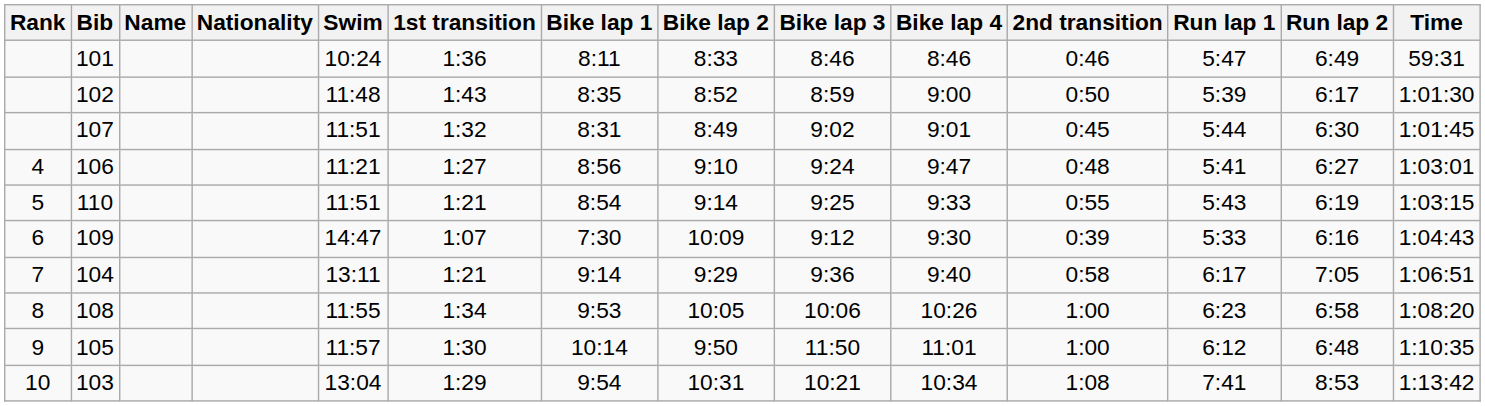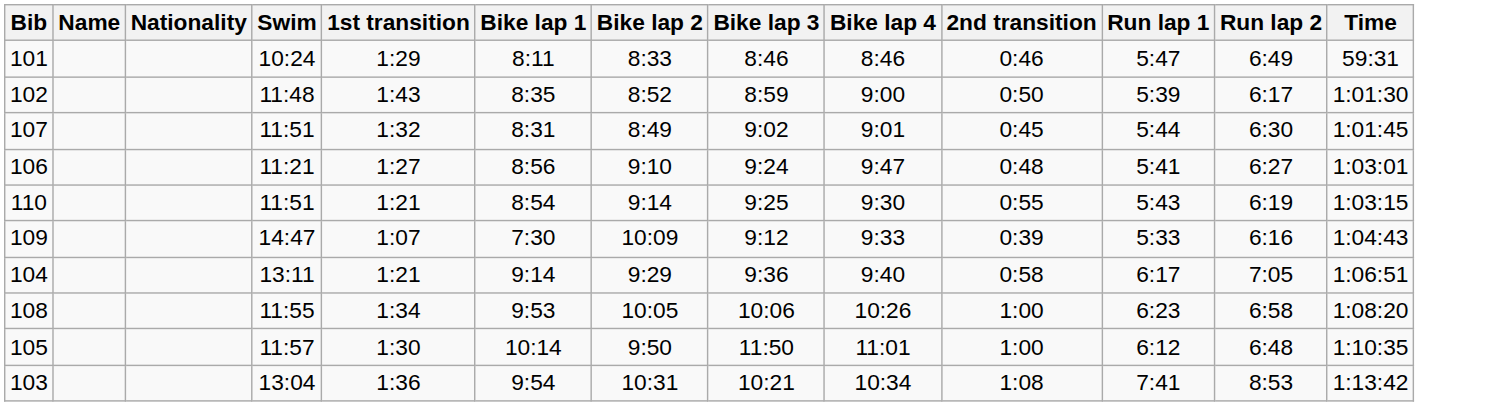- column: (38, 22)
(464, 58) 1:36 -> (398, 58) 1:29
(949, 202) 9:33 -> (883, 202) 9:30
(949, 238) 9:30 -> (883, 238) 9:33
(464, 382) 1:29 -> (398, 382) 1:36
